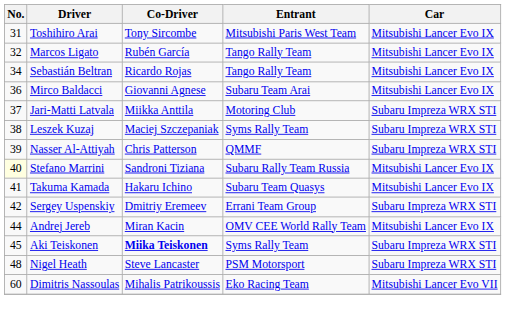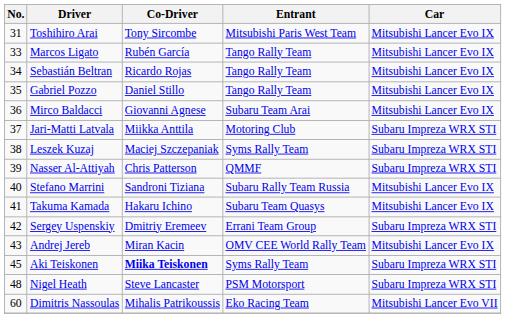(16, 52) 32 -> (16, 52) 33
+ row: (63, 90)
(16, 168) lightyellow background -> (16, 187) no background
(16, 226) 44 -> (16, 245) 43
